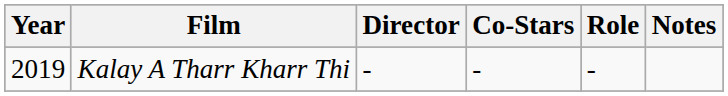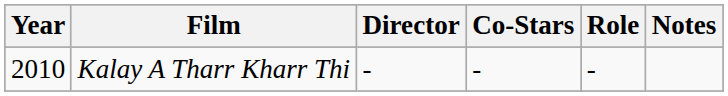(38, 68) 2019 -> (38, 68) 2010
